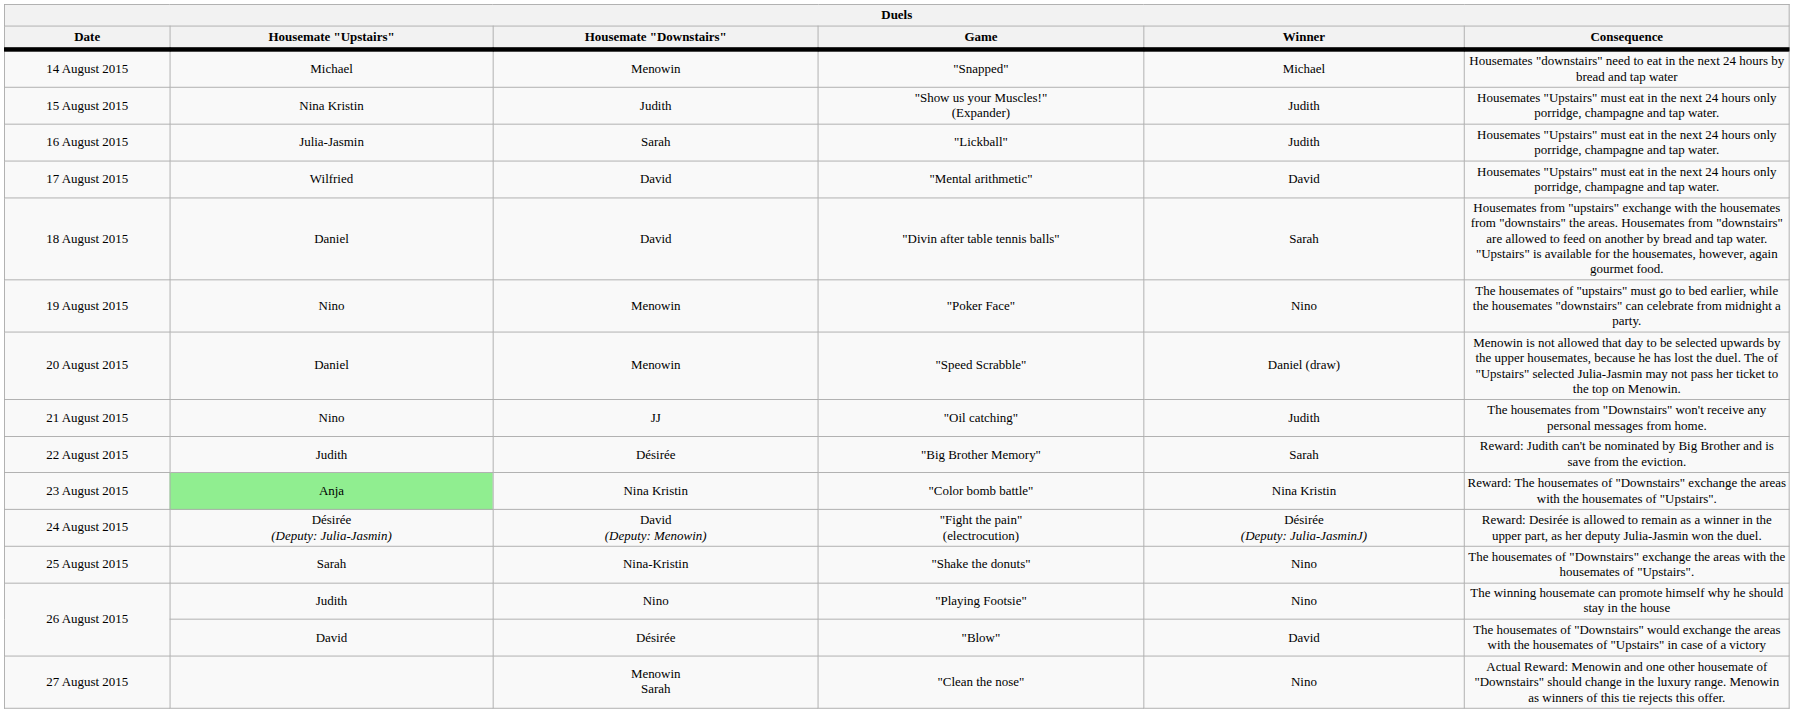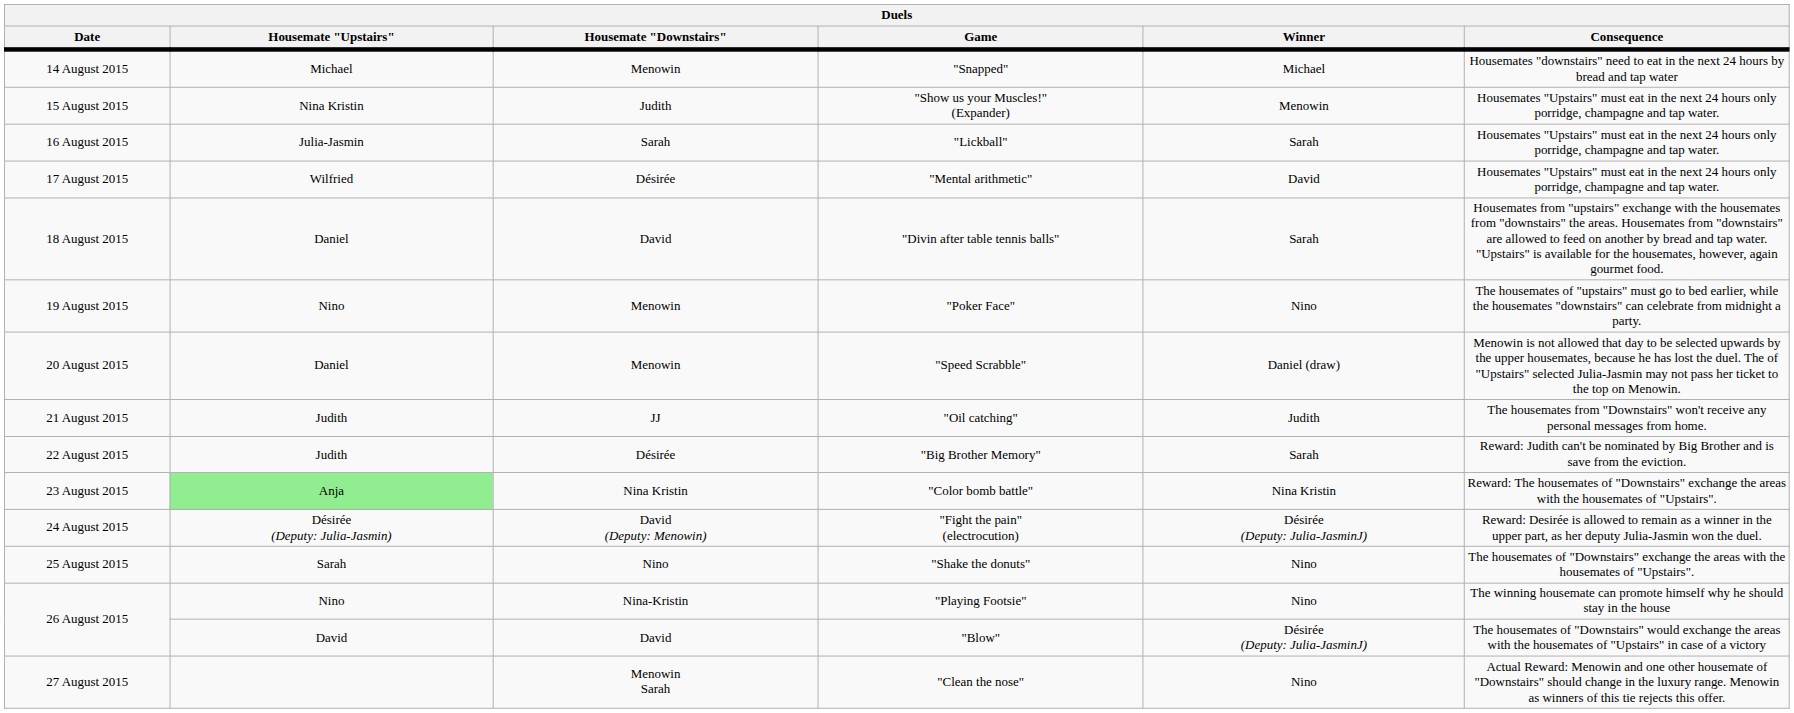(1304, 106) Judith -> (1304, 106) Menowin
(1304, 142) Judith -> (1304, 142) Sarah
(656, 179) David -> (656, 179) Désirée
(332, 418) Nino -> (331, 418) Judith
(656, 564) Nina-Kristin -> (656, 564) Nino
(332, 601) Judith -> (331, 601) Nino
(656, 601) Nino -> (656, 601) Nina-Kristin
(656, 638) Désirée -> (656, 638) David
(1304, 638) David -> (1304, 638) Désirée (Deputy: Julia-JasminJ)
